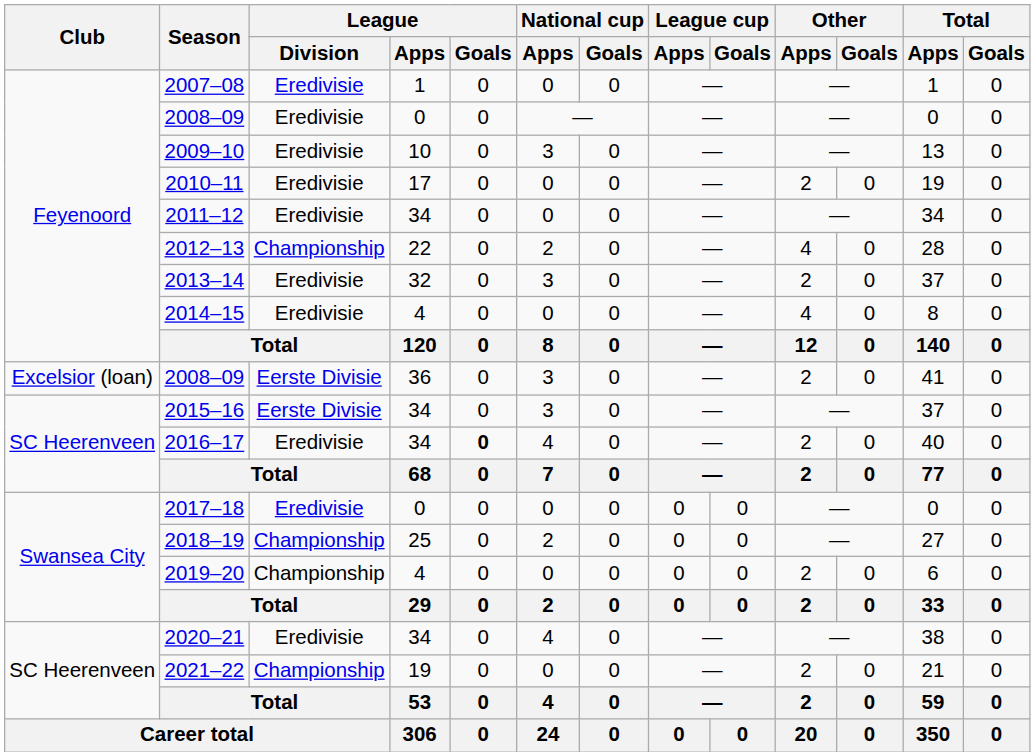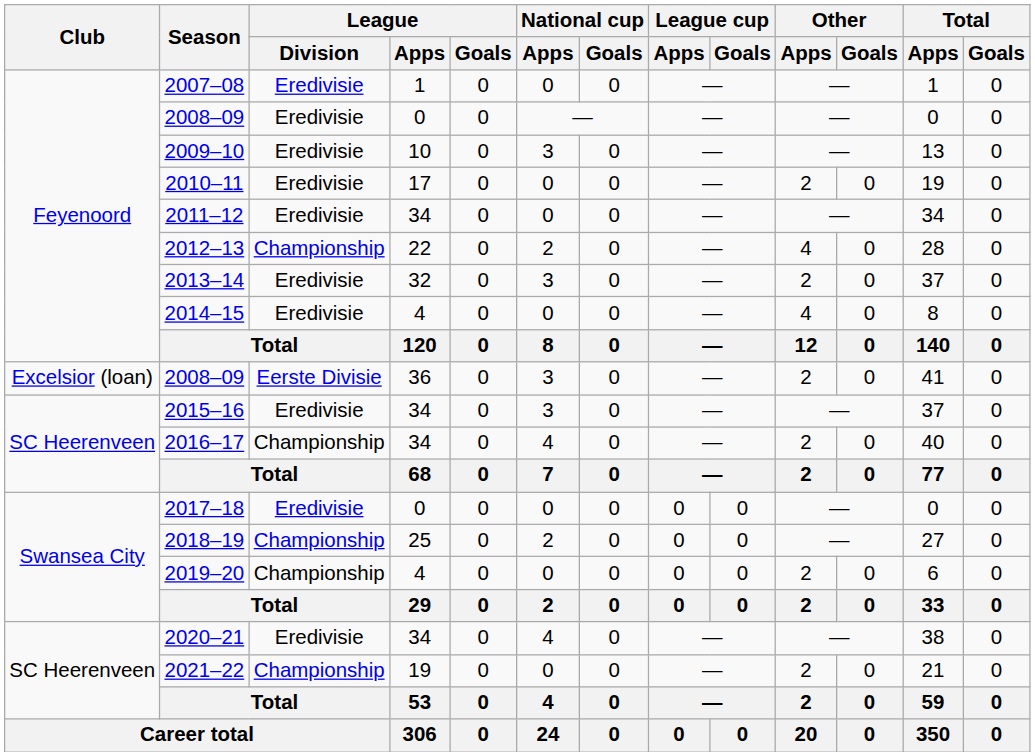(319, 410) Eerste Divisie -> (319, 410) Eredivisie
(319, 442) Eredivisie -> (319, 442) Championship
(483, 442) bold -> (483, 442) normal
